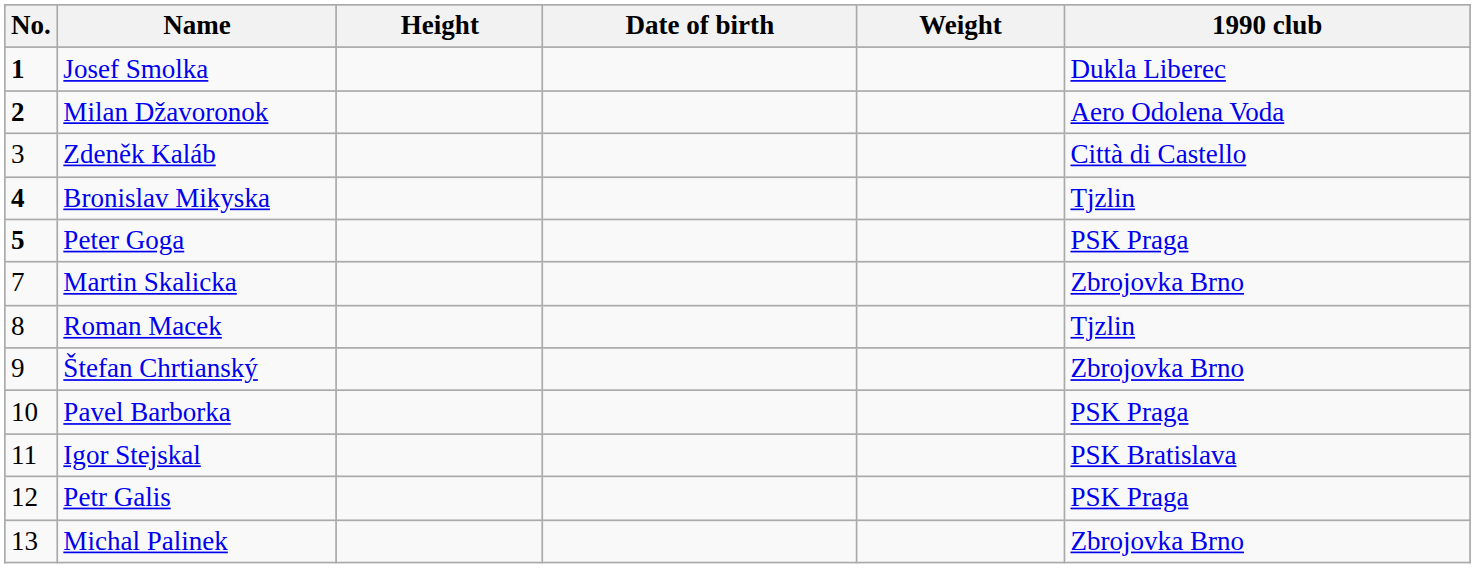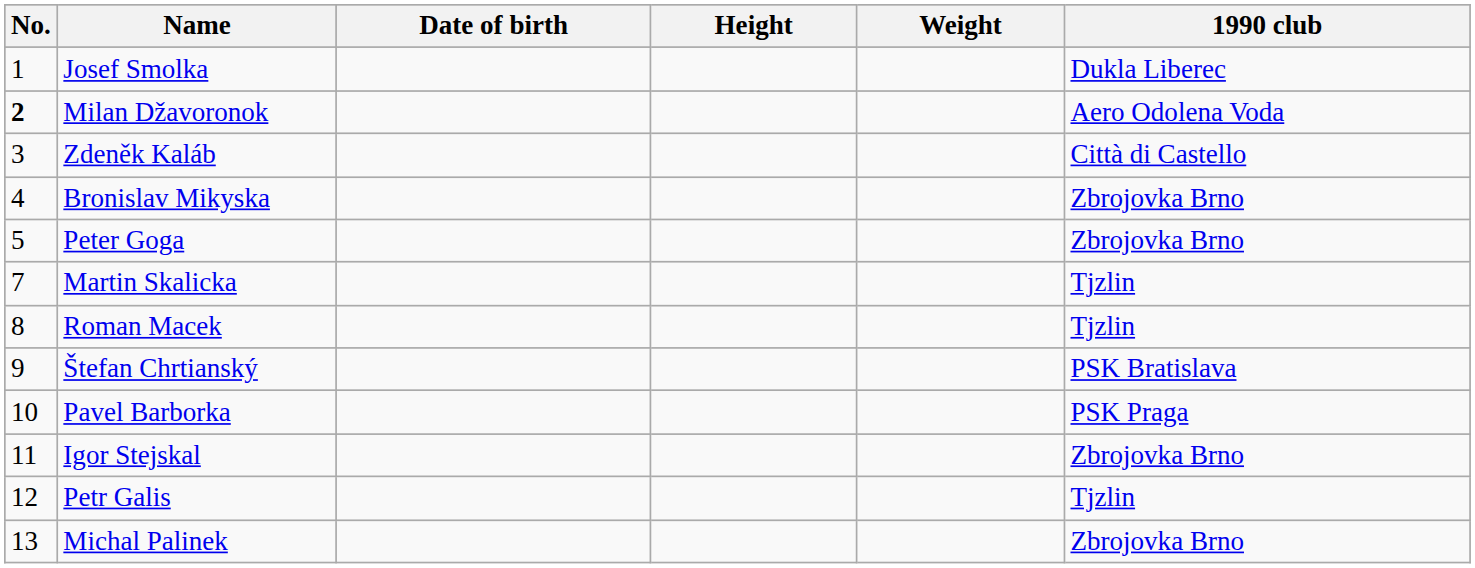columns swapped: (700, 25) <-> (440, 25)
(18, 68) bold -> (18, 68) normal
(18, 197) bold -> (18, 197) normal
(1103, 197) Tjzlin -> (1157, 197) Zbrojovka Brno
(18, 240) bold -> (18, 240) normal
(1129, 240) PSK Praga -> (1157, 240) Zbrojovka Brno
(1157, 283) Zbrojovka Brno -> (1103, 283) Tjzlin
(1157, 369) Zbrojovka Brno -> (1153, 369) PSK Bratislava
(1153, 454) PSK Bratislava -> (1157, 454) Zbrojovka Brno
(1129, 497) PSK Praga -> (1103, 497) Tjzlin
